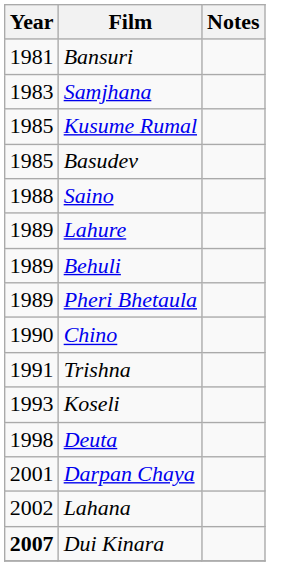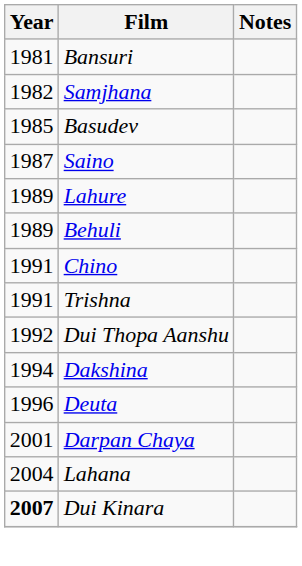(32, 91) 1983 -> (32, 91) 1982
- row: (130, 126)
(32, 195) 1988 -> (32, 160) 1987
- row: (130, 299)
(32, 334) 1990 -> (32, 265) 1991
+ row: (146, 334)
- row: (92, 404)
+ row: (106, 369)
(32, 439) 1998 -> (32, 404) 1996
(32, 508) 2002 -> (32, 473) 2004
